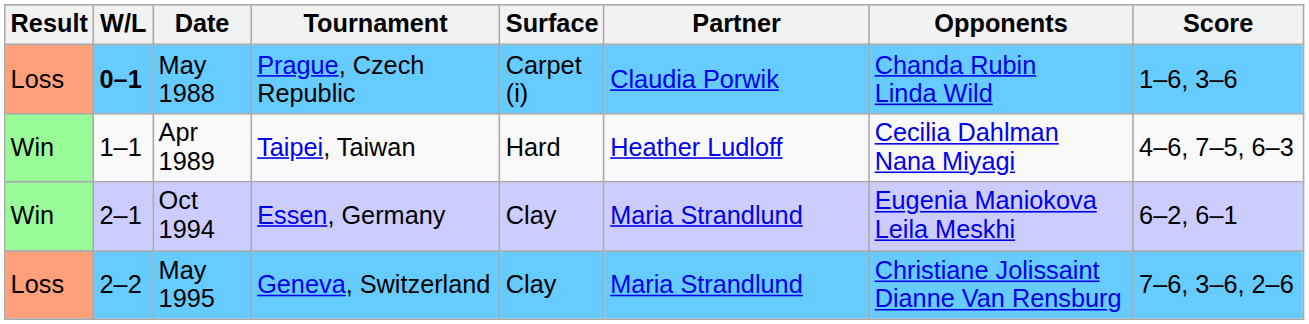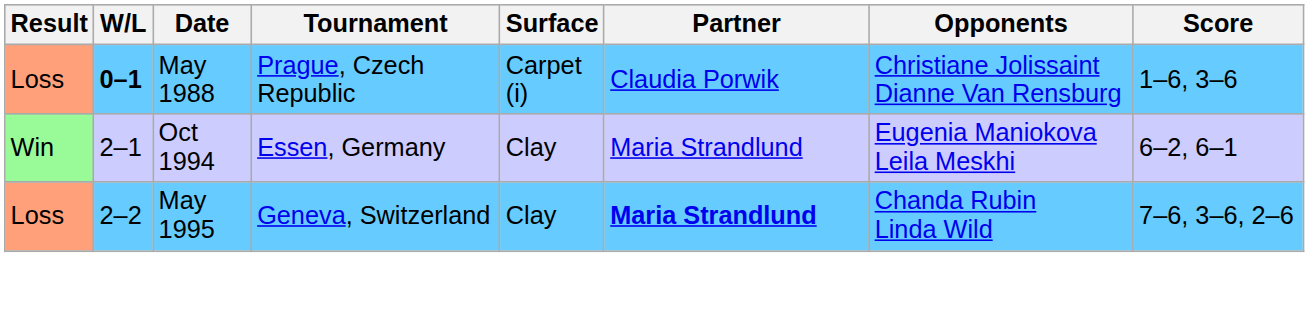(955, 78) Chanda Rubin Linda Wild -> (998, 78) Christiane Jolissaint Dianne Van Rensburg
- row: (187, 147)
(706, 284) normal -> (713, 215) bold
(998, 284) Christiane Jolissaint Dianne Van Rensburg -> (955, 215) Chanda Rubin Linda Wild
